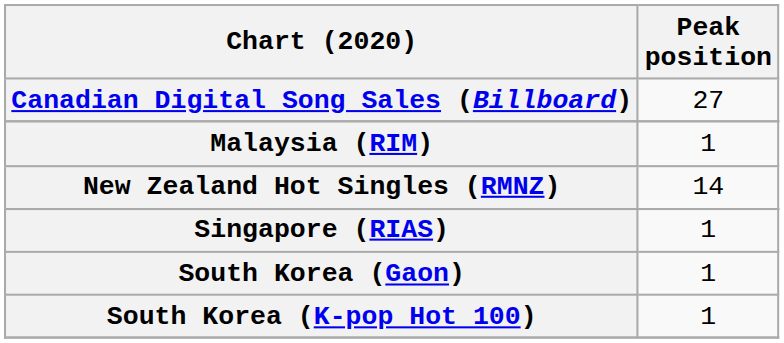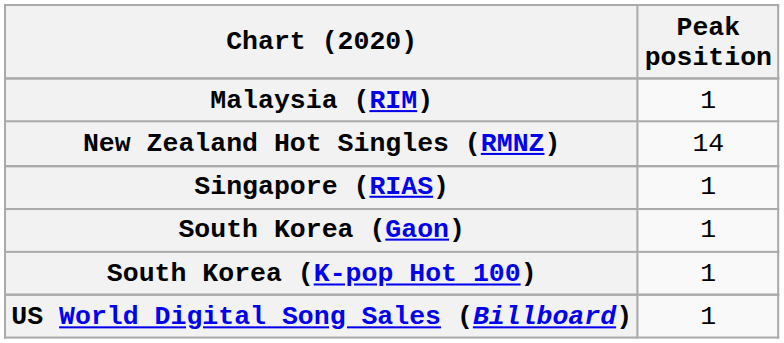- row: (322, 100)
+ row: (322, 317)
